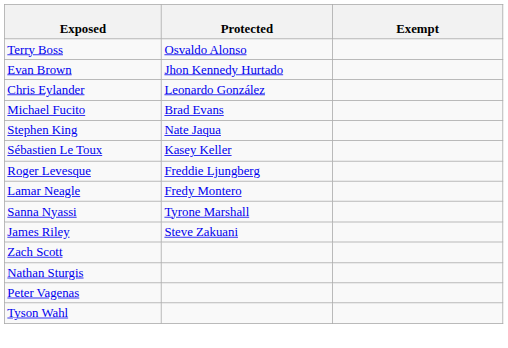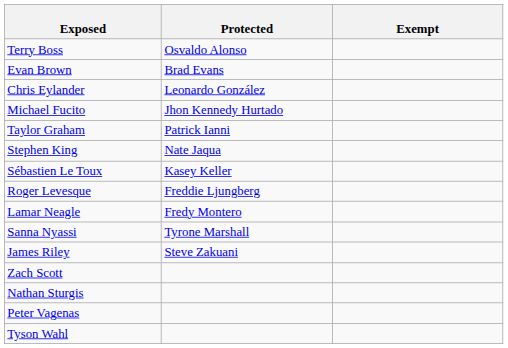(224, 69) Jhon Kennedy Hurtado -> (194, 69) Brad Evans
(194, 110) Brad Evans -> (224, 110) Jhon Kennedy Hurtado
+ row: (46, 130)
